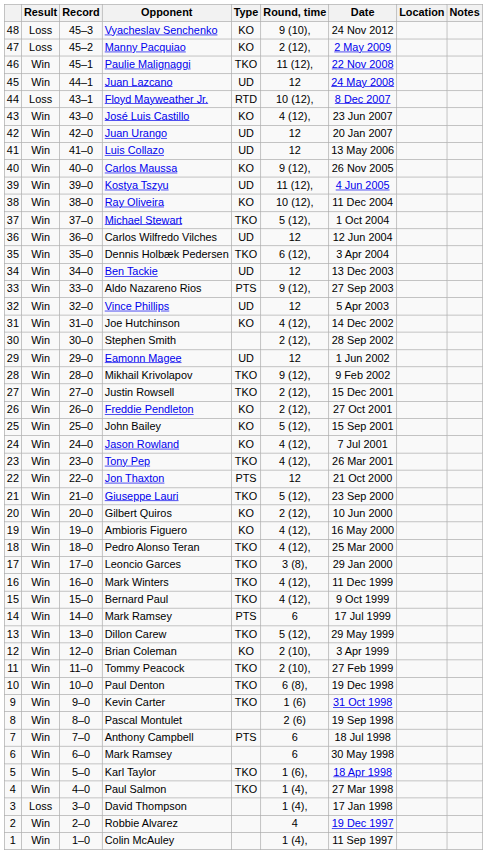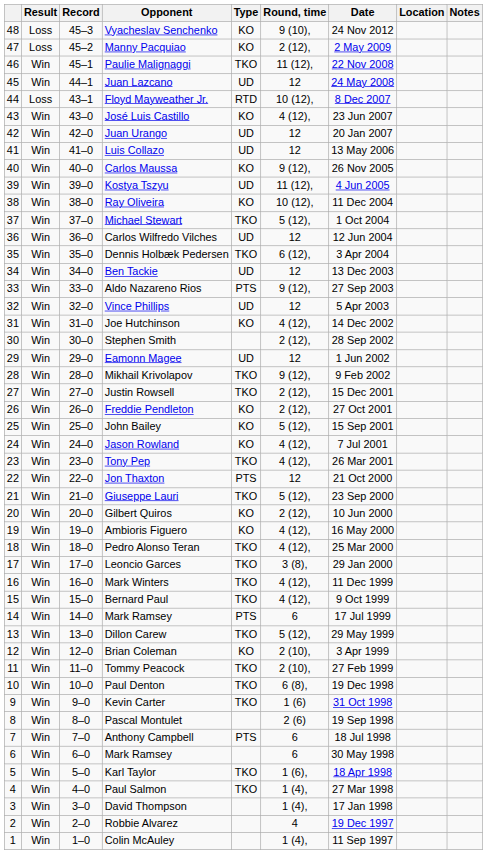(41, 806) Loss -> (41, 806) Win
